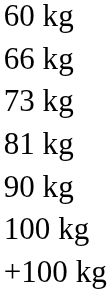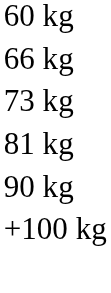- row: (46, 229)
